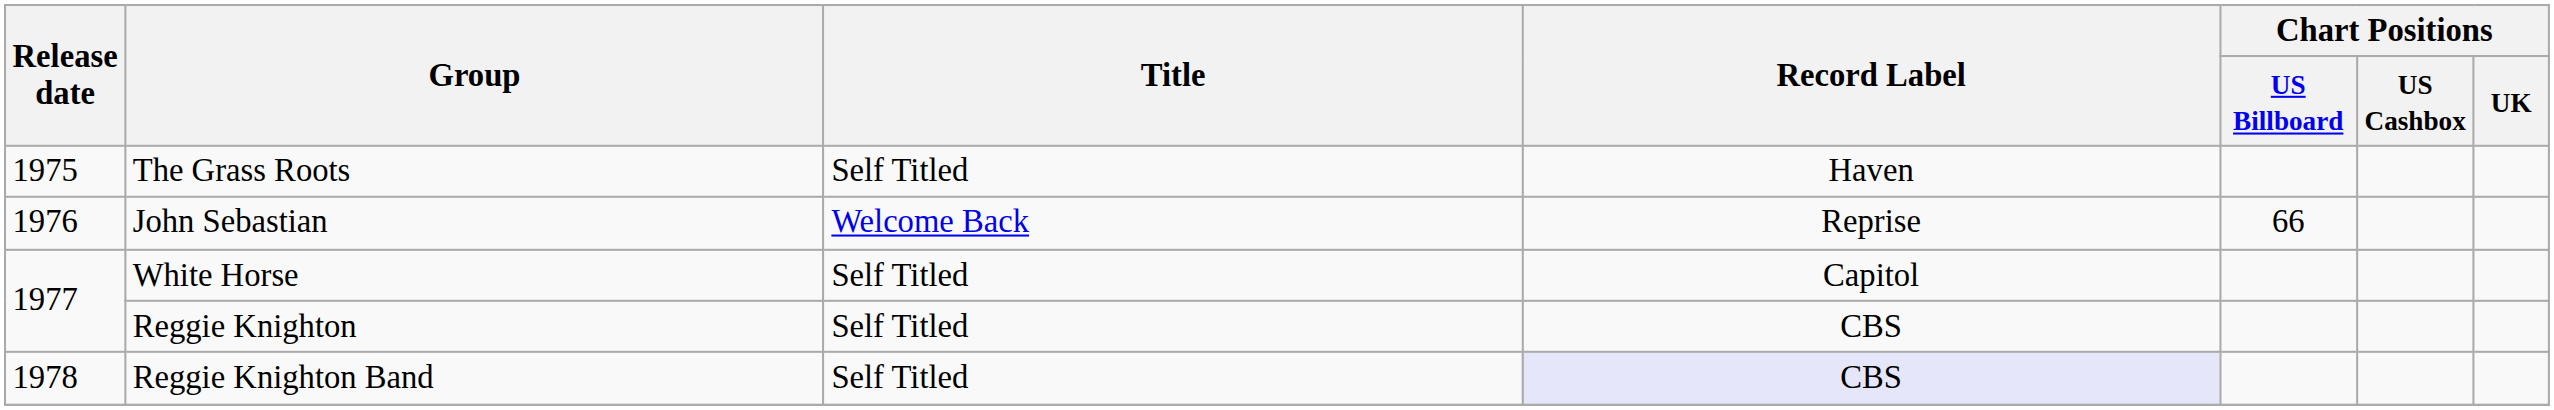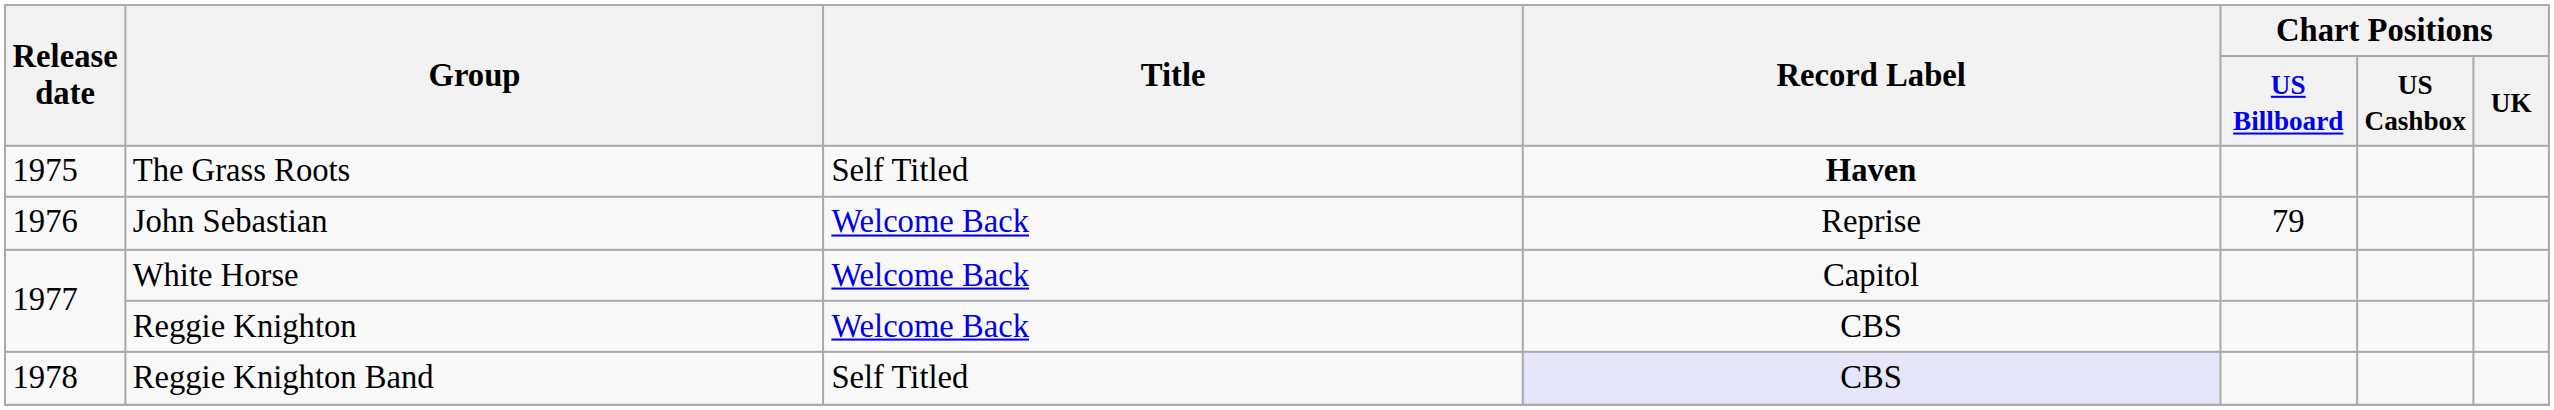(1871, 170) normal -> (1871, 170) bold
(2288, 222) 66 -> (2288, 222) 79
(900, 274) Self Titled -> (930, 274) Welcome Back
(900, 325) Self Titled -> (930, 325) Welcome Back
